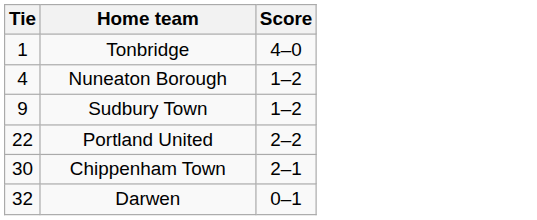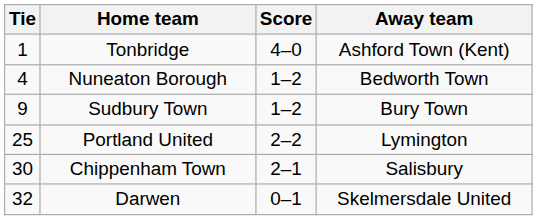+ column: (424, 19)
(22, 139) 22 -> (22, 139) 25
